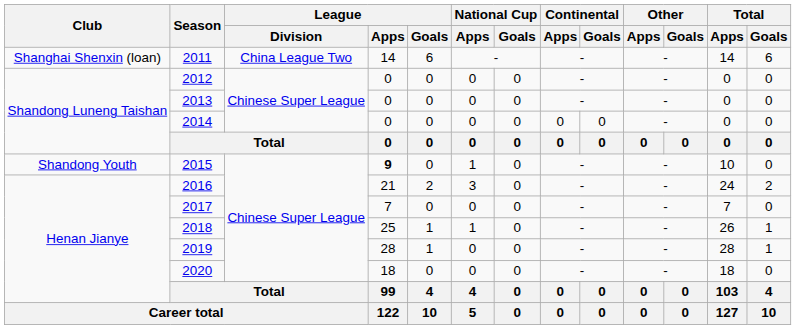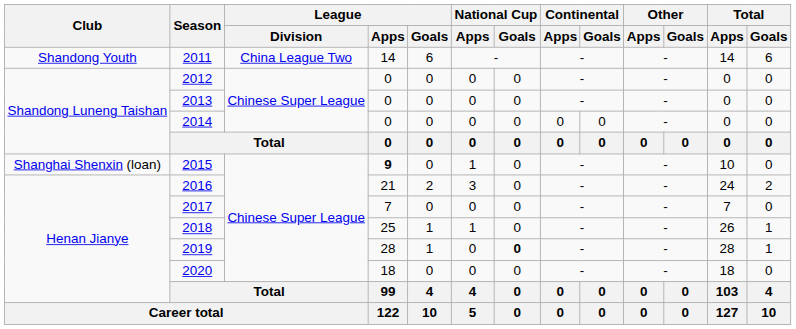(87, 57) Shanghai Shenxin (loan) -> (87, 57) Shandong Youth
(87, 164) Shandong Youth -> (87, 164) Shanghai Shenxin (loan)
(517, 249) normal -> (517, 249) bold
